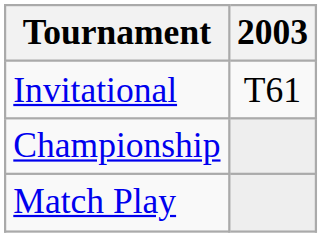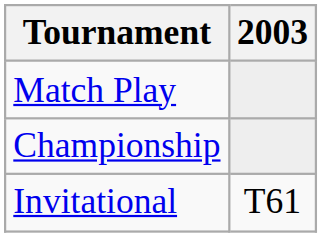rows swapped: (95, 201) <-> (95, 88)
